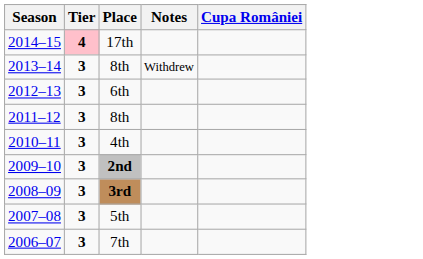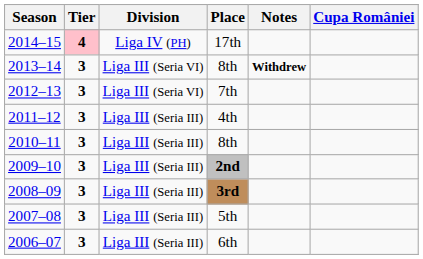+ column: (153, 17)
(169, 68) normal -> (279, 67) bold
(120, 92) 6th -> (228, 92) 7th
(120, 117) 8th -> (228, 117) 4th
(120, 142) 4th -> (228, 142) 8th
(120, 241) 7th -> (228, 241) 6th
